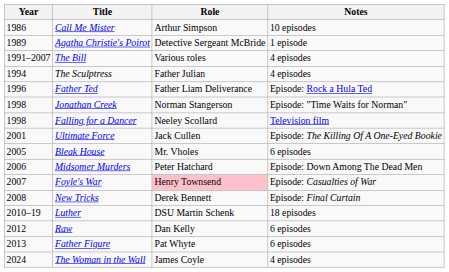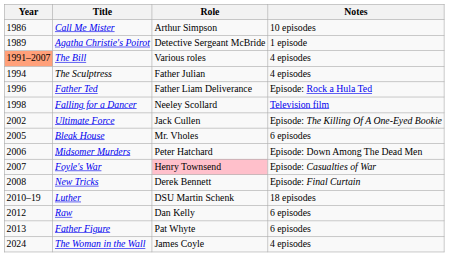(29, 58) no background -> (29, 58) lightsalmon background
- row: (86, 105)
(16, 136) 2001 -> (16, 120) 2002
